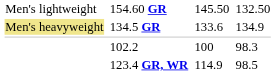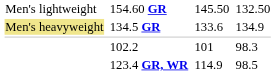(204, 47) 100 -> (204, 47) 101
